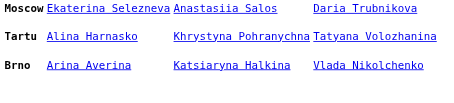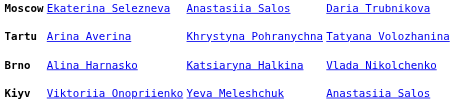(92, 36) Alina Harnasko -> (89, 36) Arina Averina
(89, 64) Arina Averina -> (92, 64) Alina Harnasko
+ row: (17, 93)
